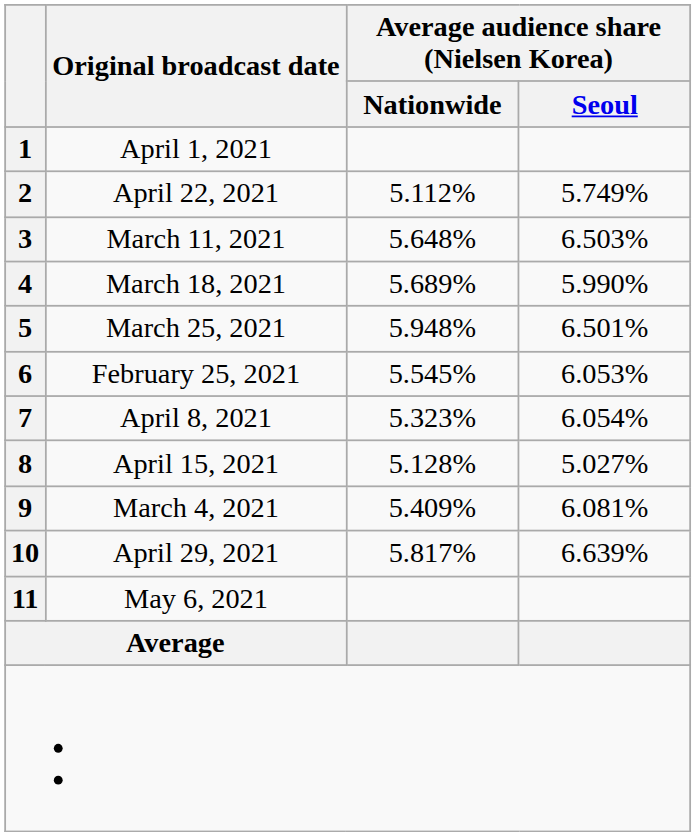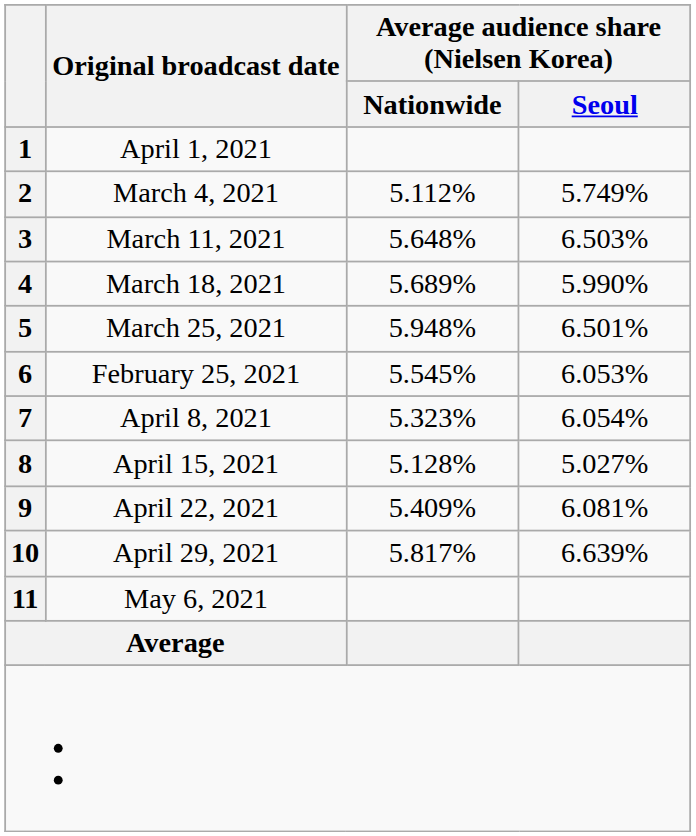(196, 193) April 22, 2021 -> (196, 193) March 4, 2021
(196, 507) March 4, 2021 -> (196, 507) April 22, 2021
